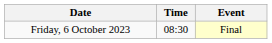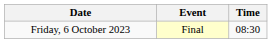columns swapped: (176, 13) <-> (231, 13)
